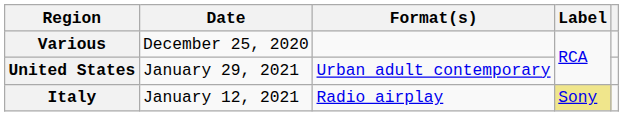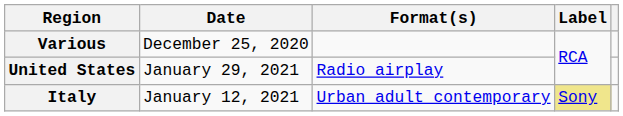(434, 71) Urban adult contemporary -> (380, 71) Radio airplay
(380, 97) Radio airplay -> (434, 97) Urban adult contemporary
